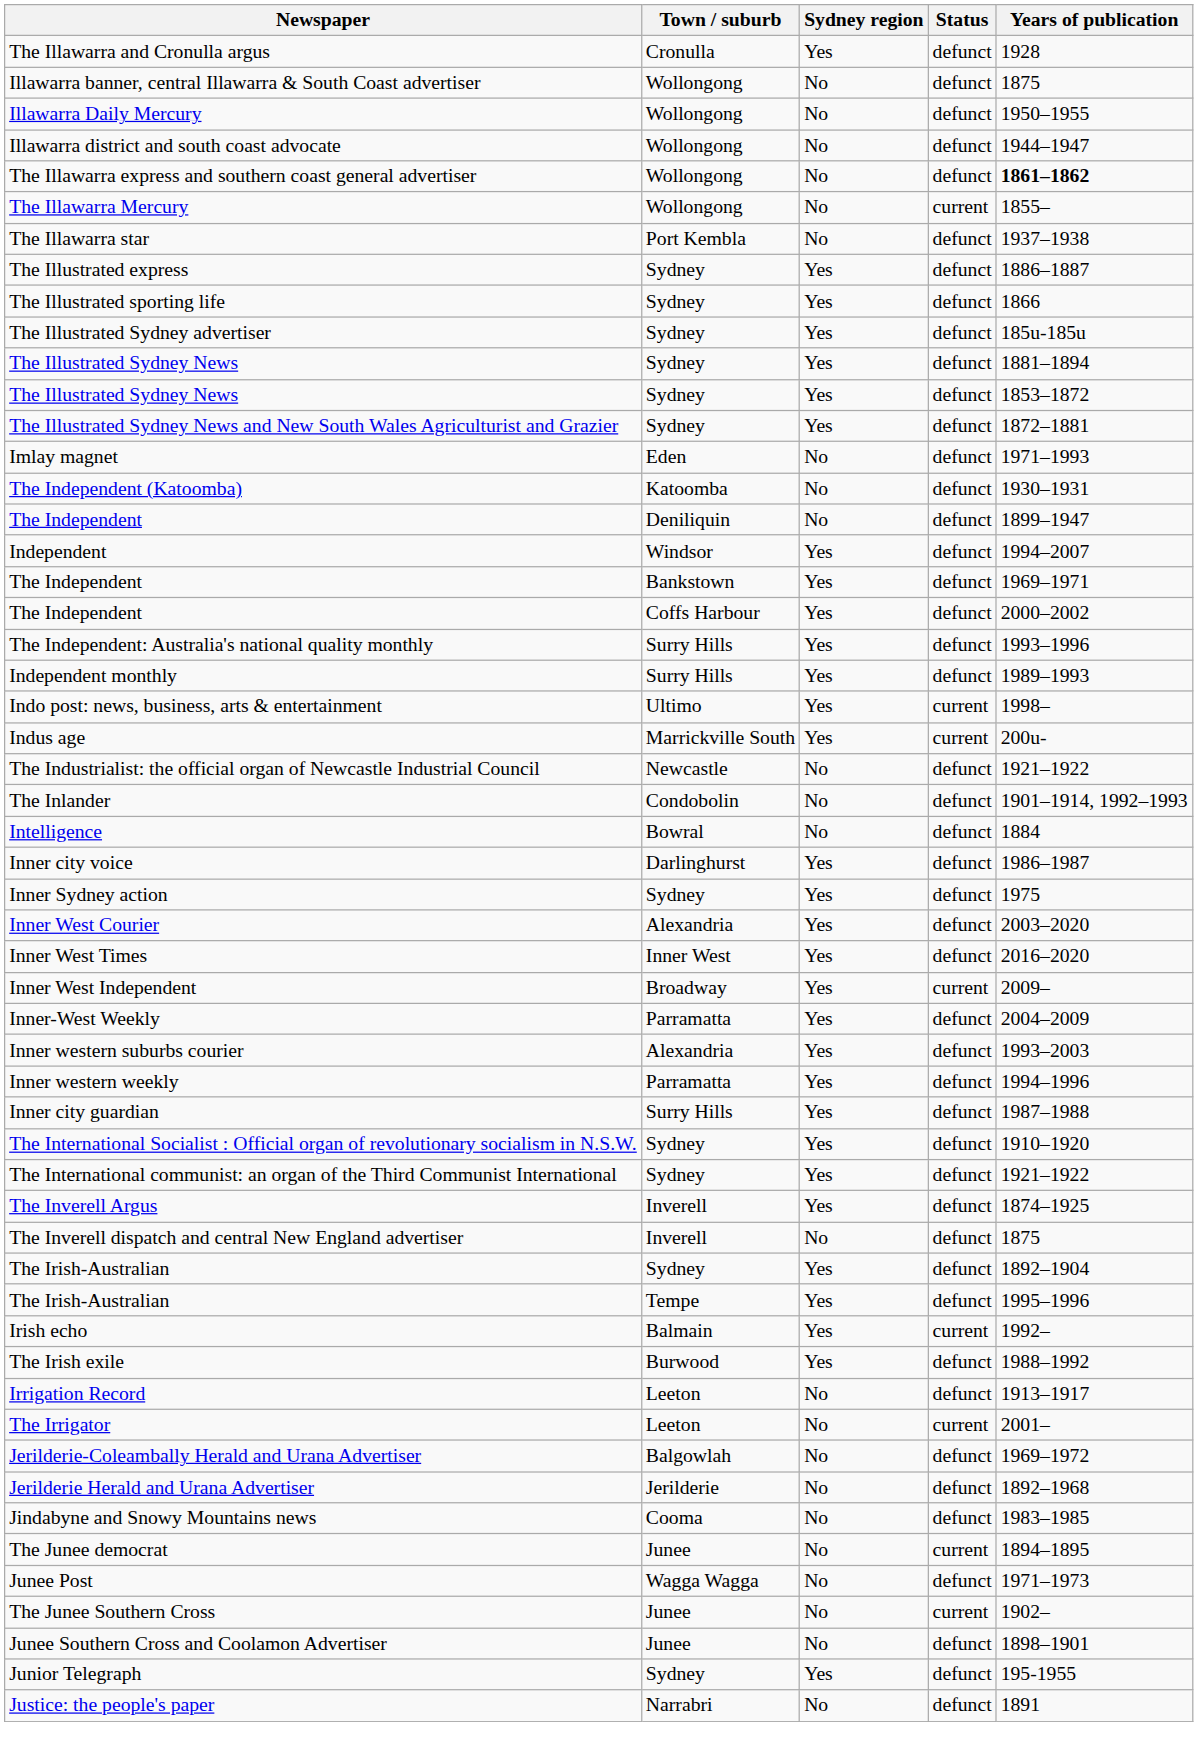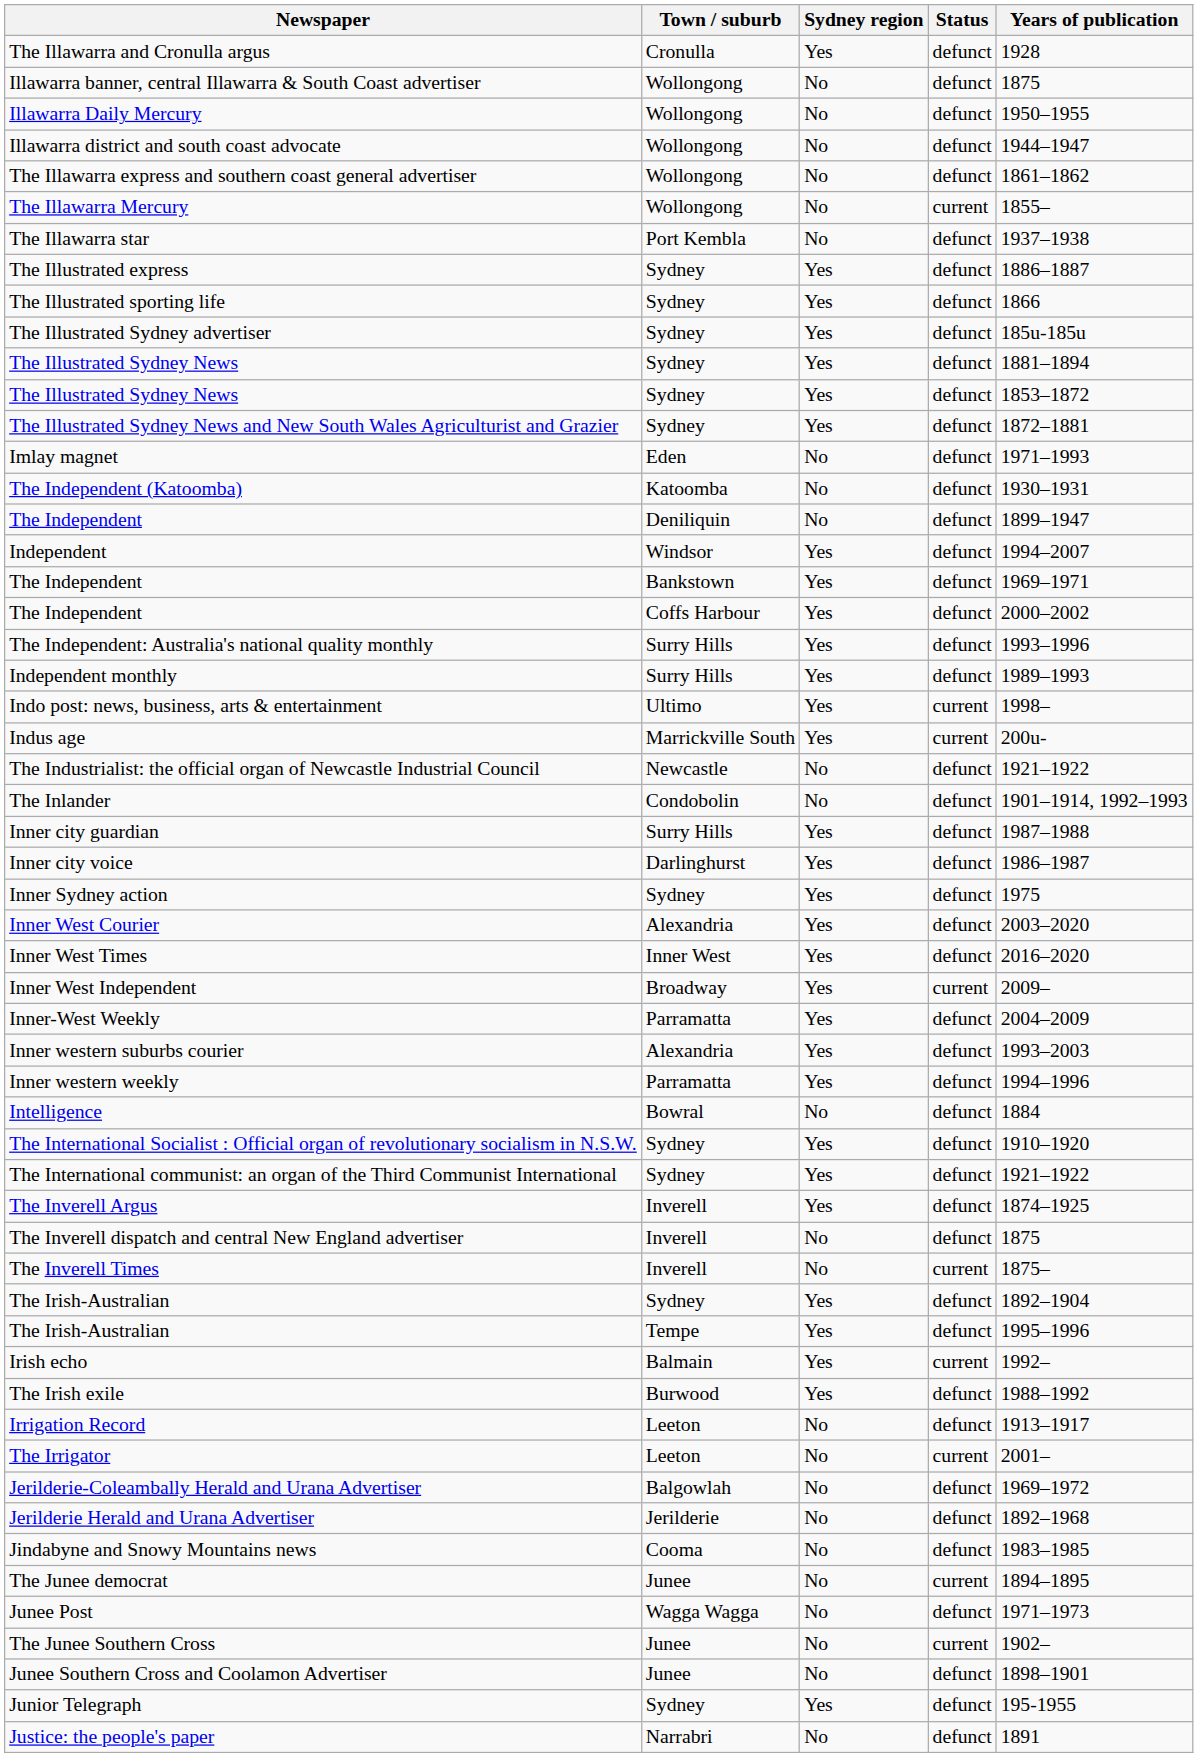(1045, 176) bold -> (1045, 176) normal
rows swapped: (84, 1112) <-> (56, 831)
+ row: (84, 1268)
